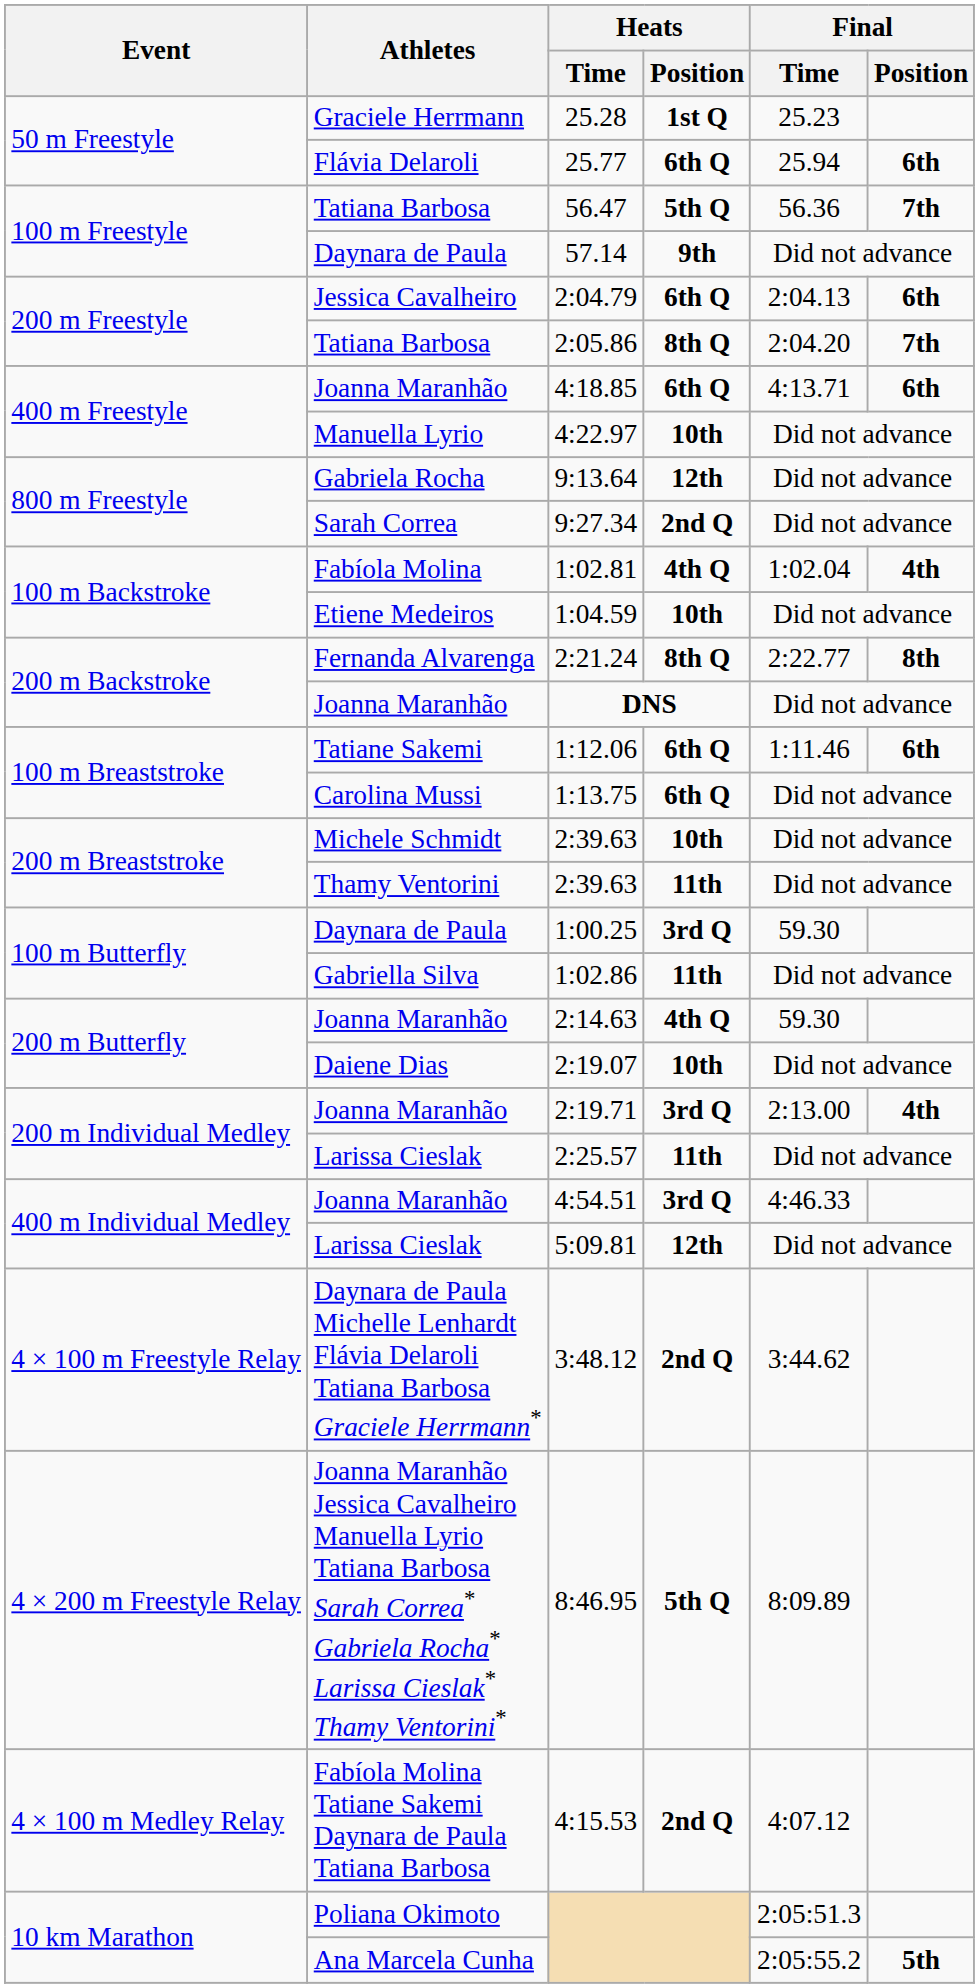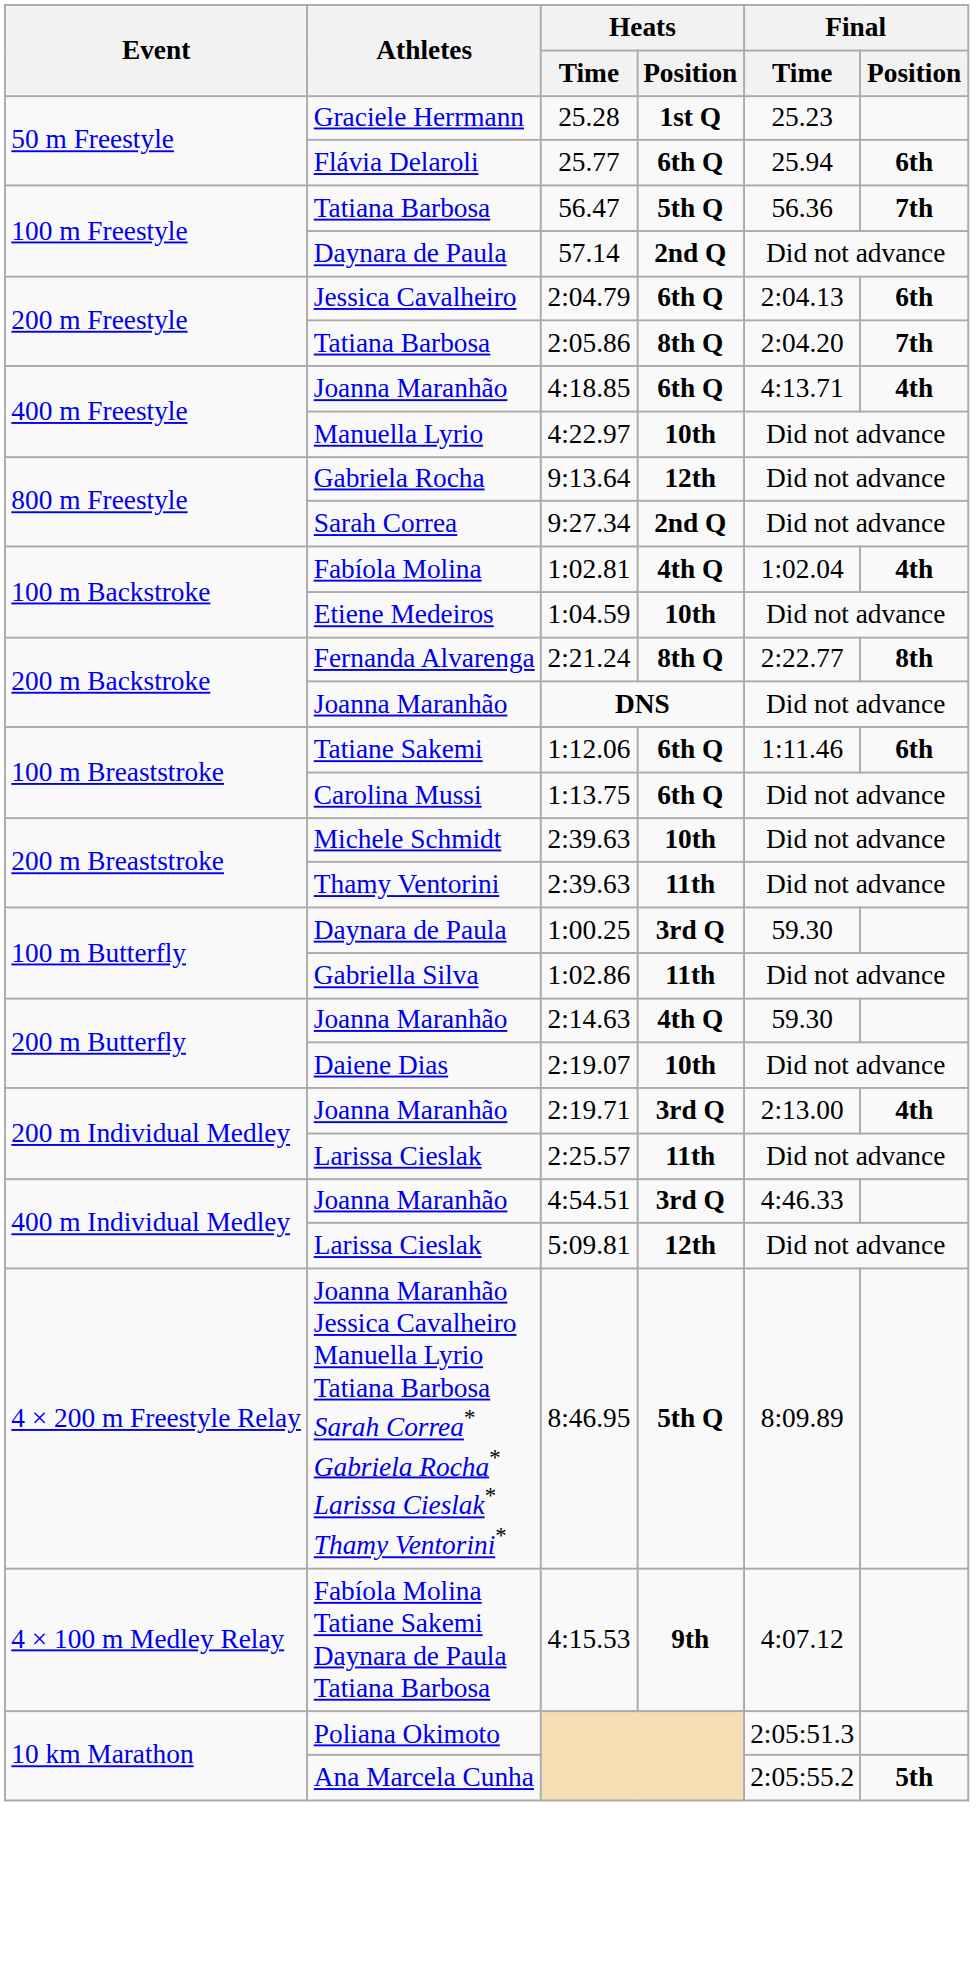(697, 253) 9th -> (690, 253) 2nd Q
(921, 388) 6th -> (914, 388) 4th
- row: (428, 1359)
(697, 1821) 2nd Q -> (690, 1639) 9th
